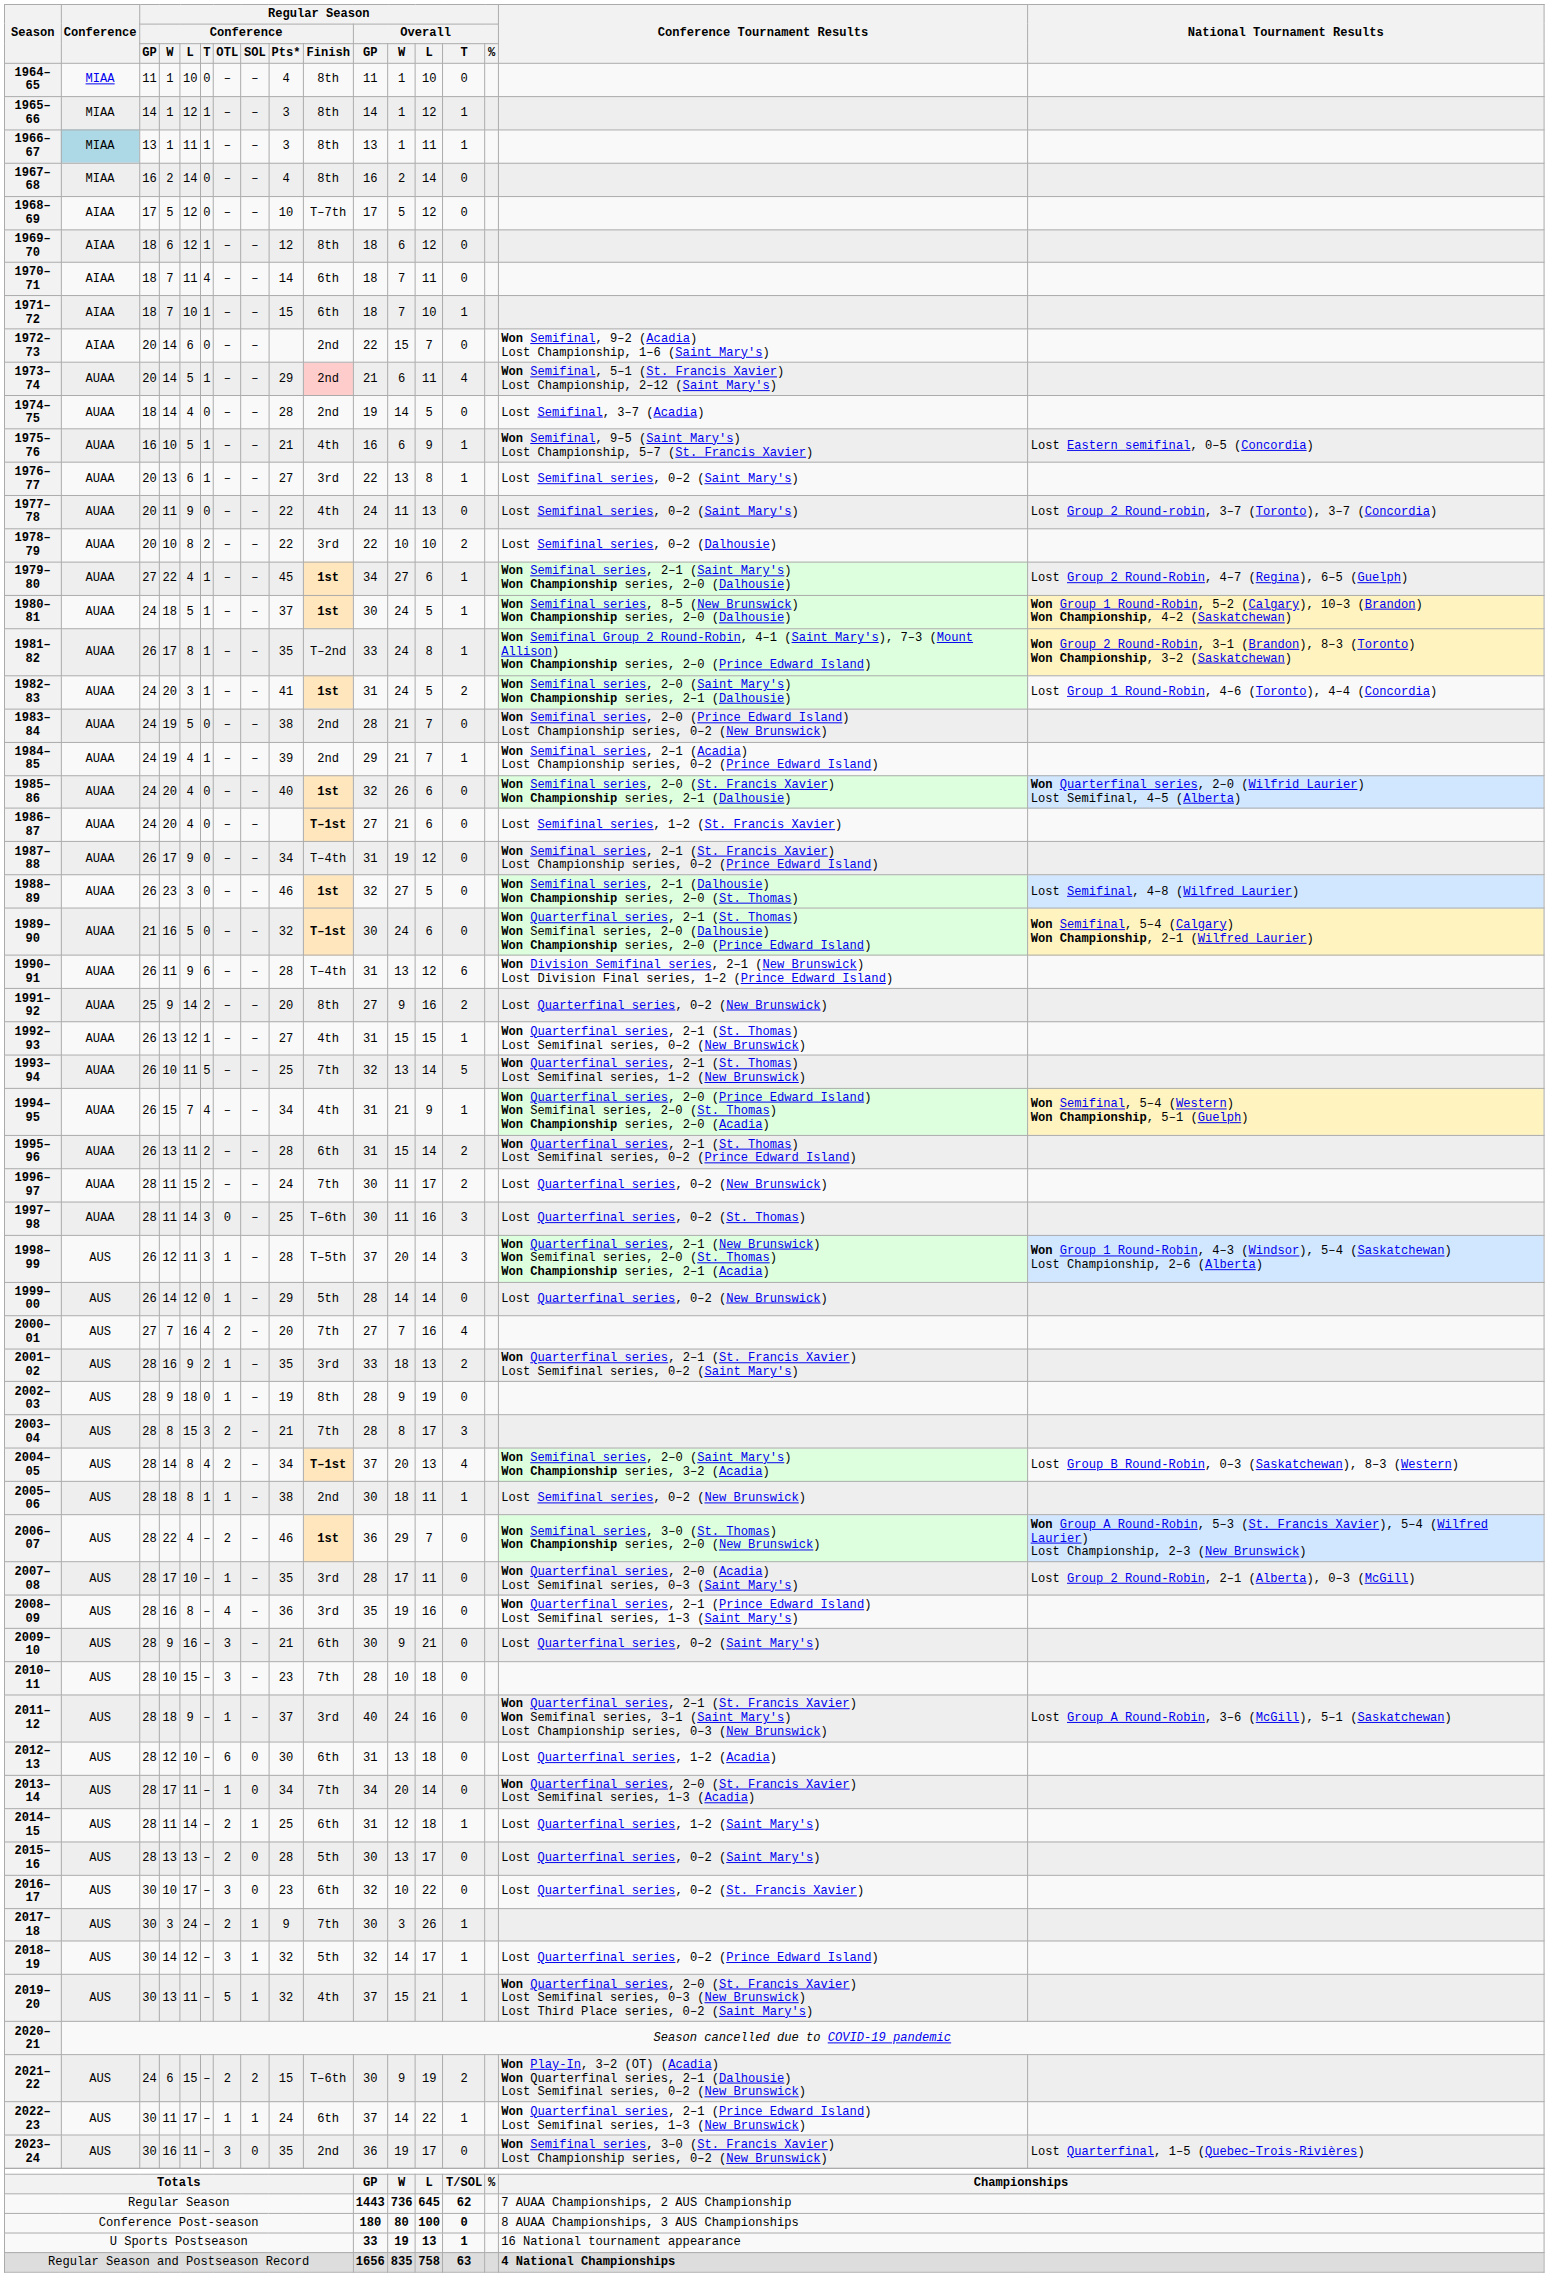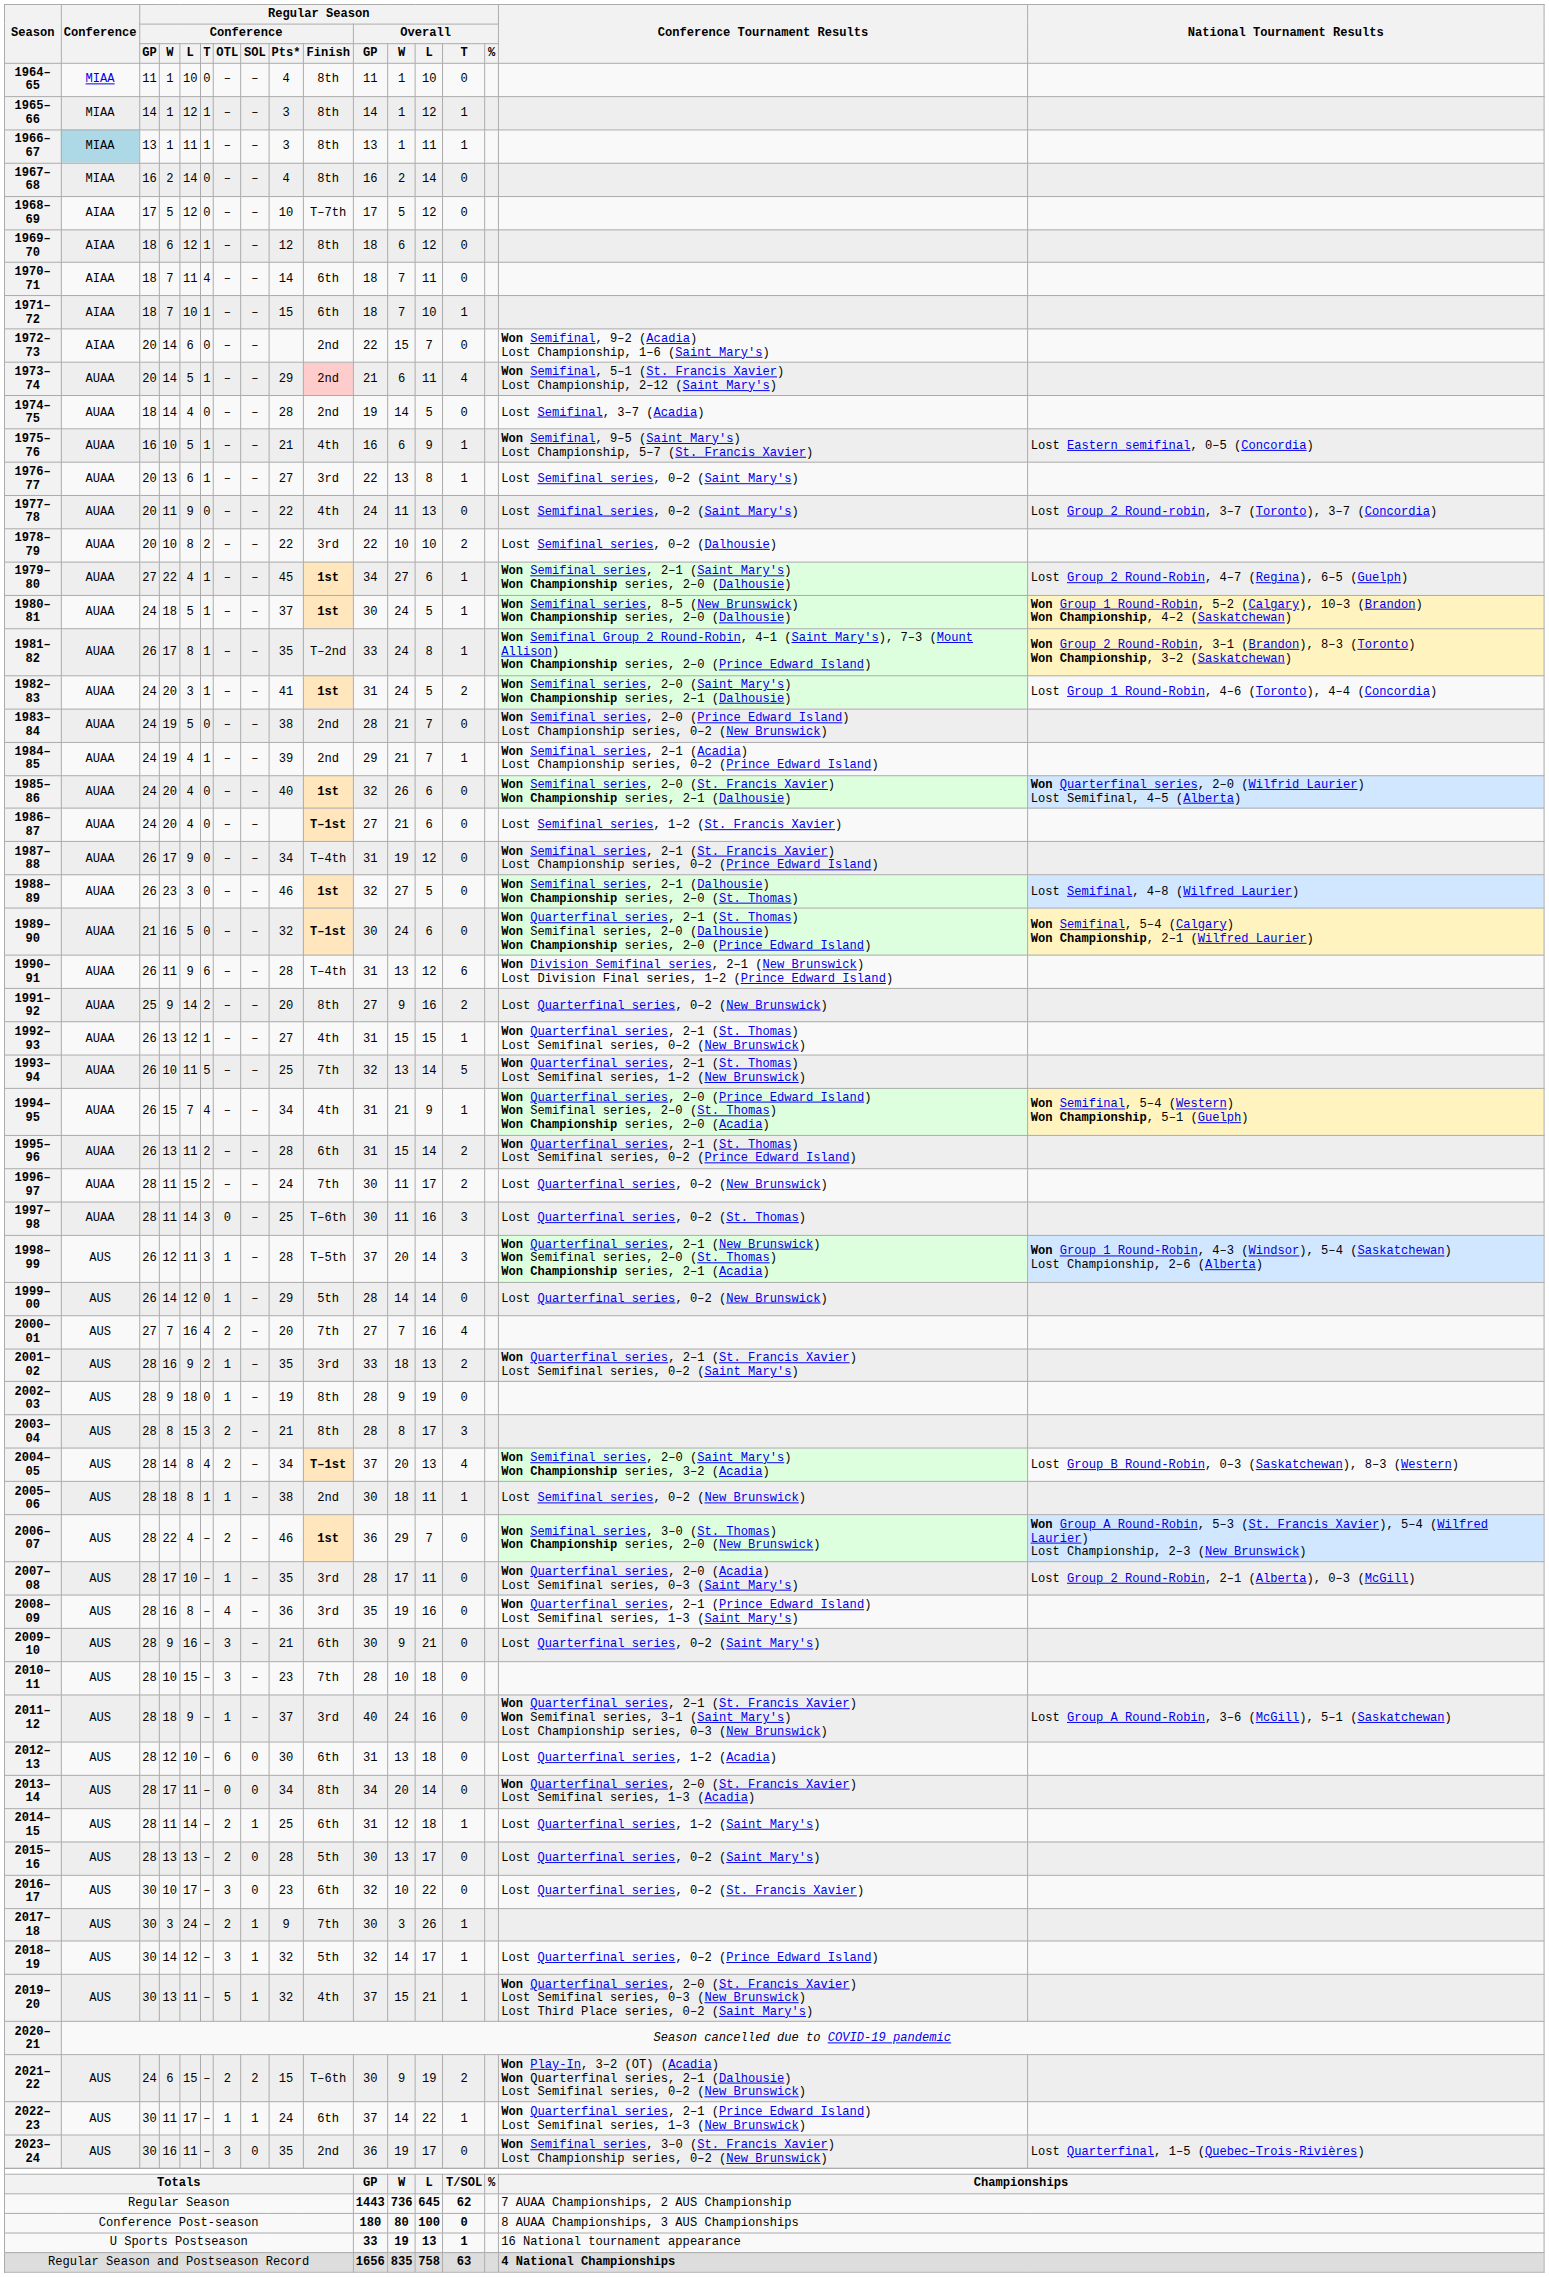(328, 1432) 7th -> (328, 1432) 8th
(227, 1792) 1 -> (227, 1792) 0
(328, 1792) 7th -> (328, 1792) 8th
